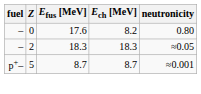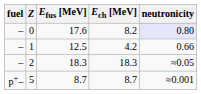(185, 31) no background -> (185, 31) lavender background
+ row: (78, 47)
